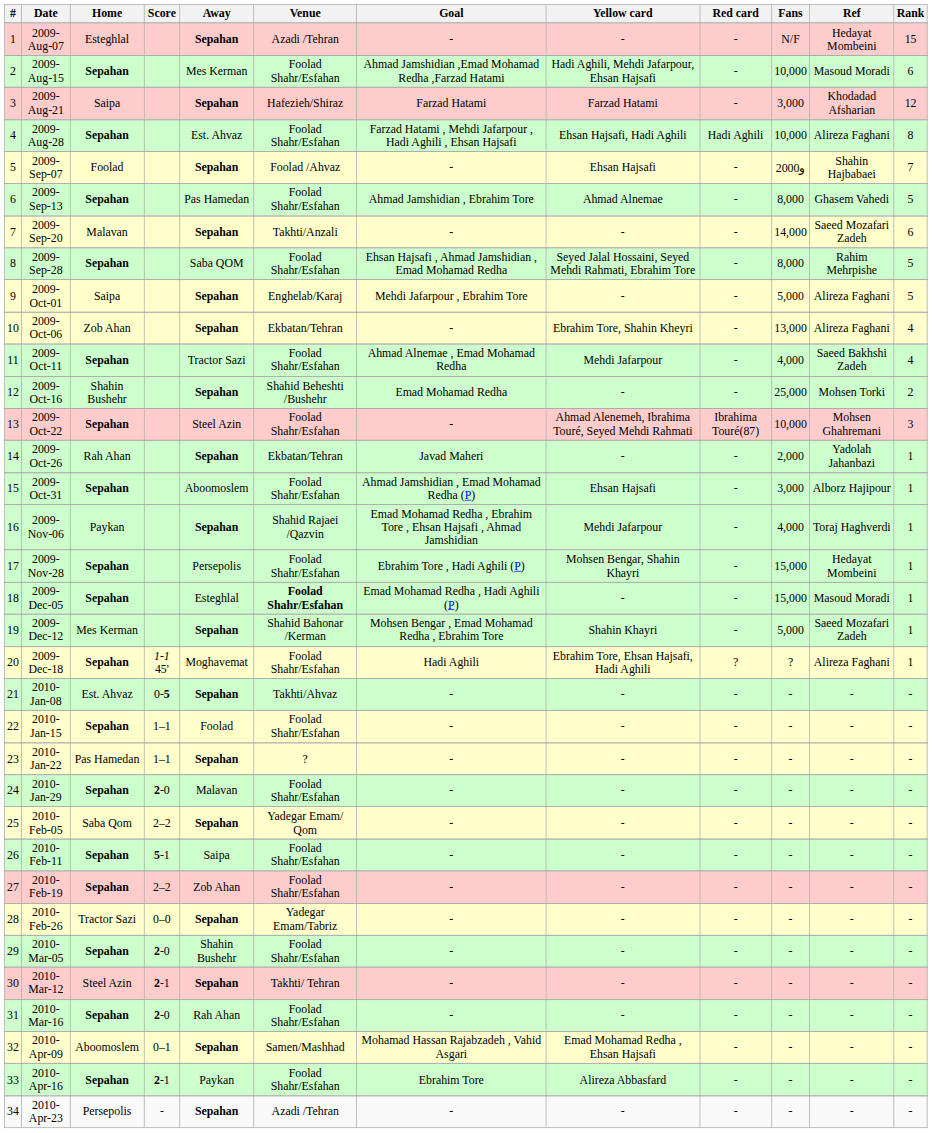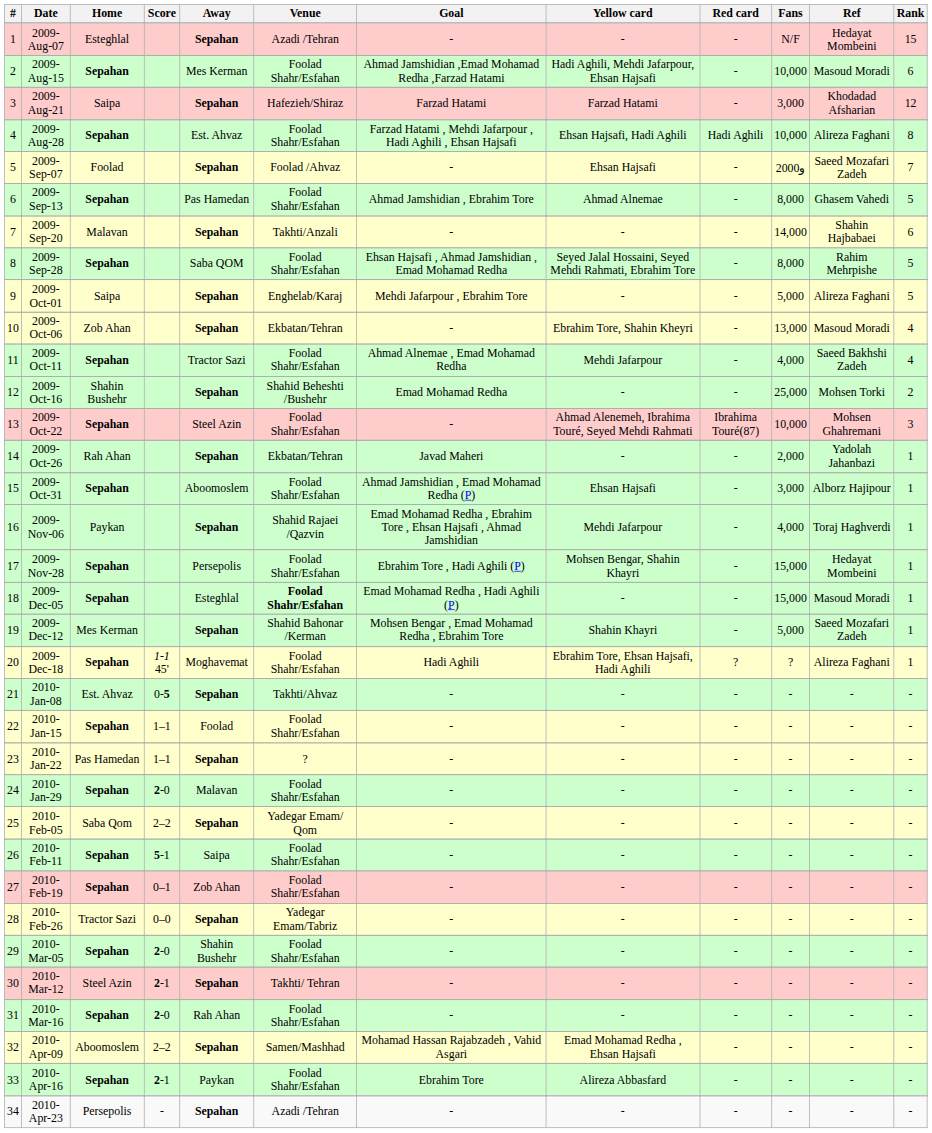(852, 167) Shahin Hajbabaei -> (852, 167) Saeed Mozafari Zadeh
(852, 231) Saeed Mozafari Zadeh -> (852, 231) Shahin Hajbabaei
(852, 328) Alireza Faghani -> (852, 328) Masoud Moradi
(162, 887) 2–2 -> (162, 887) 0–1
(162, 1047) 0–1 -> (162, 1047) 2–2
